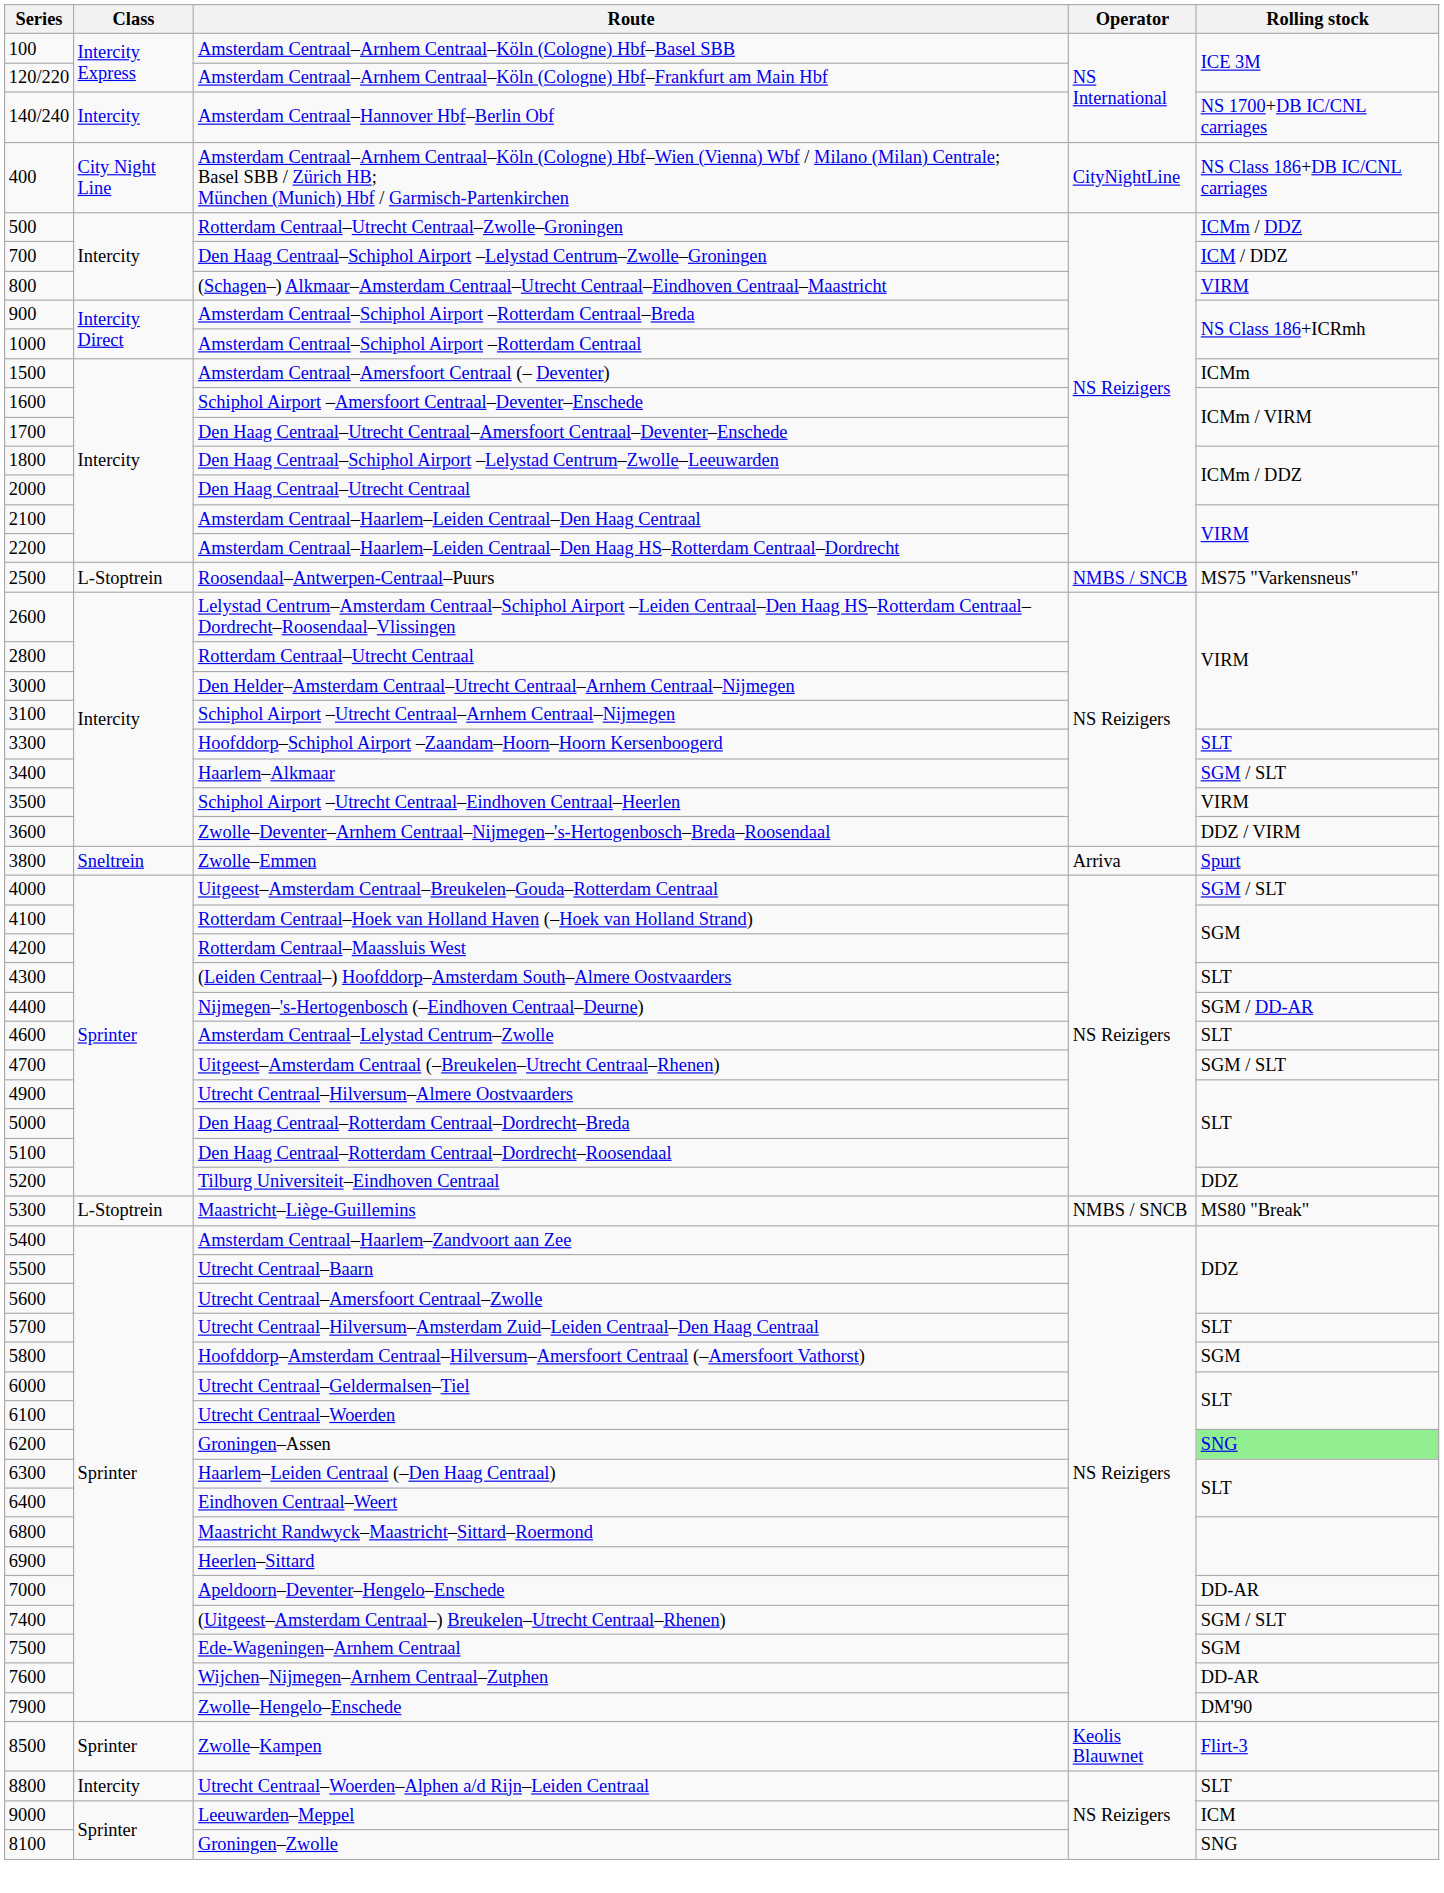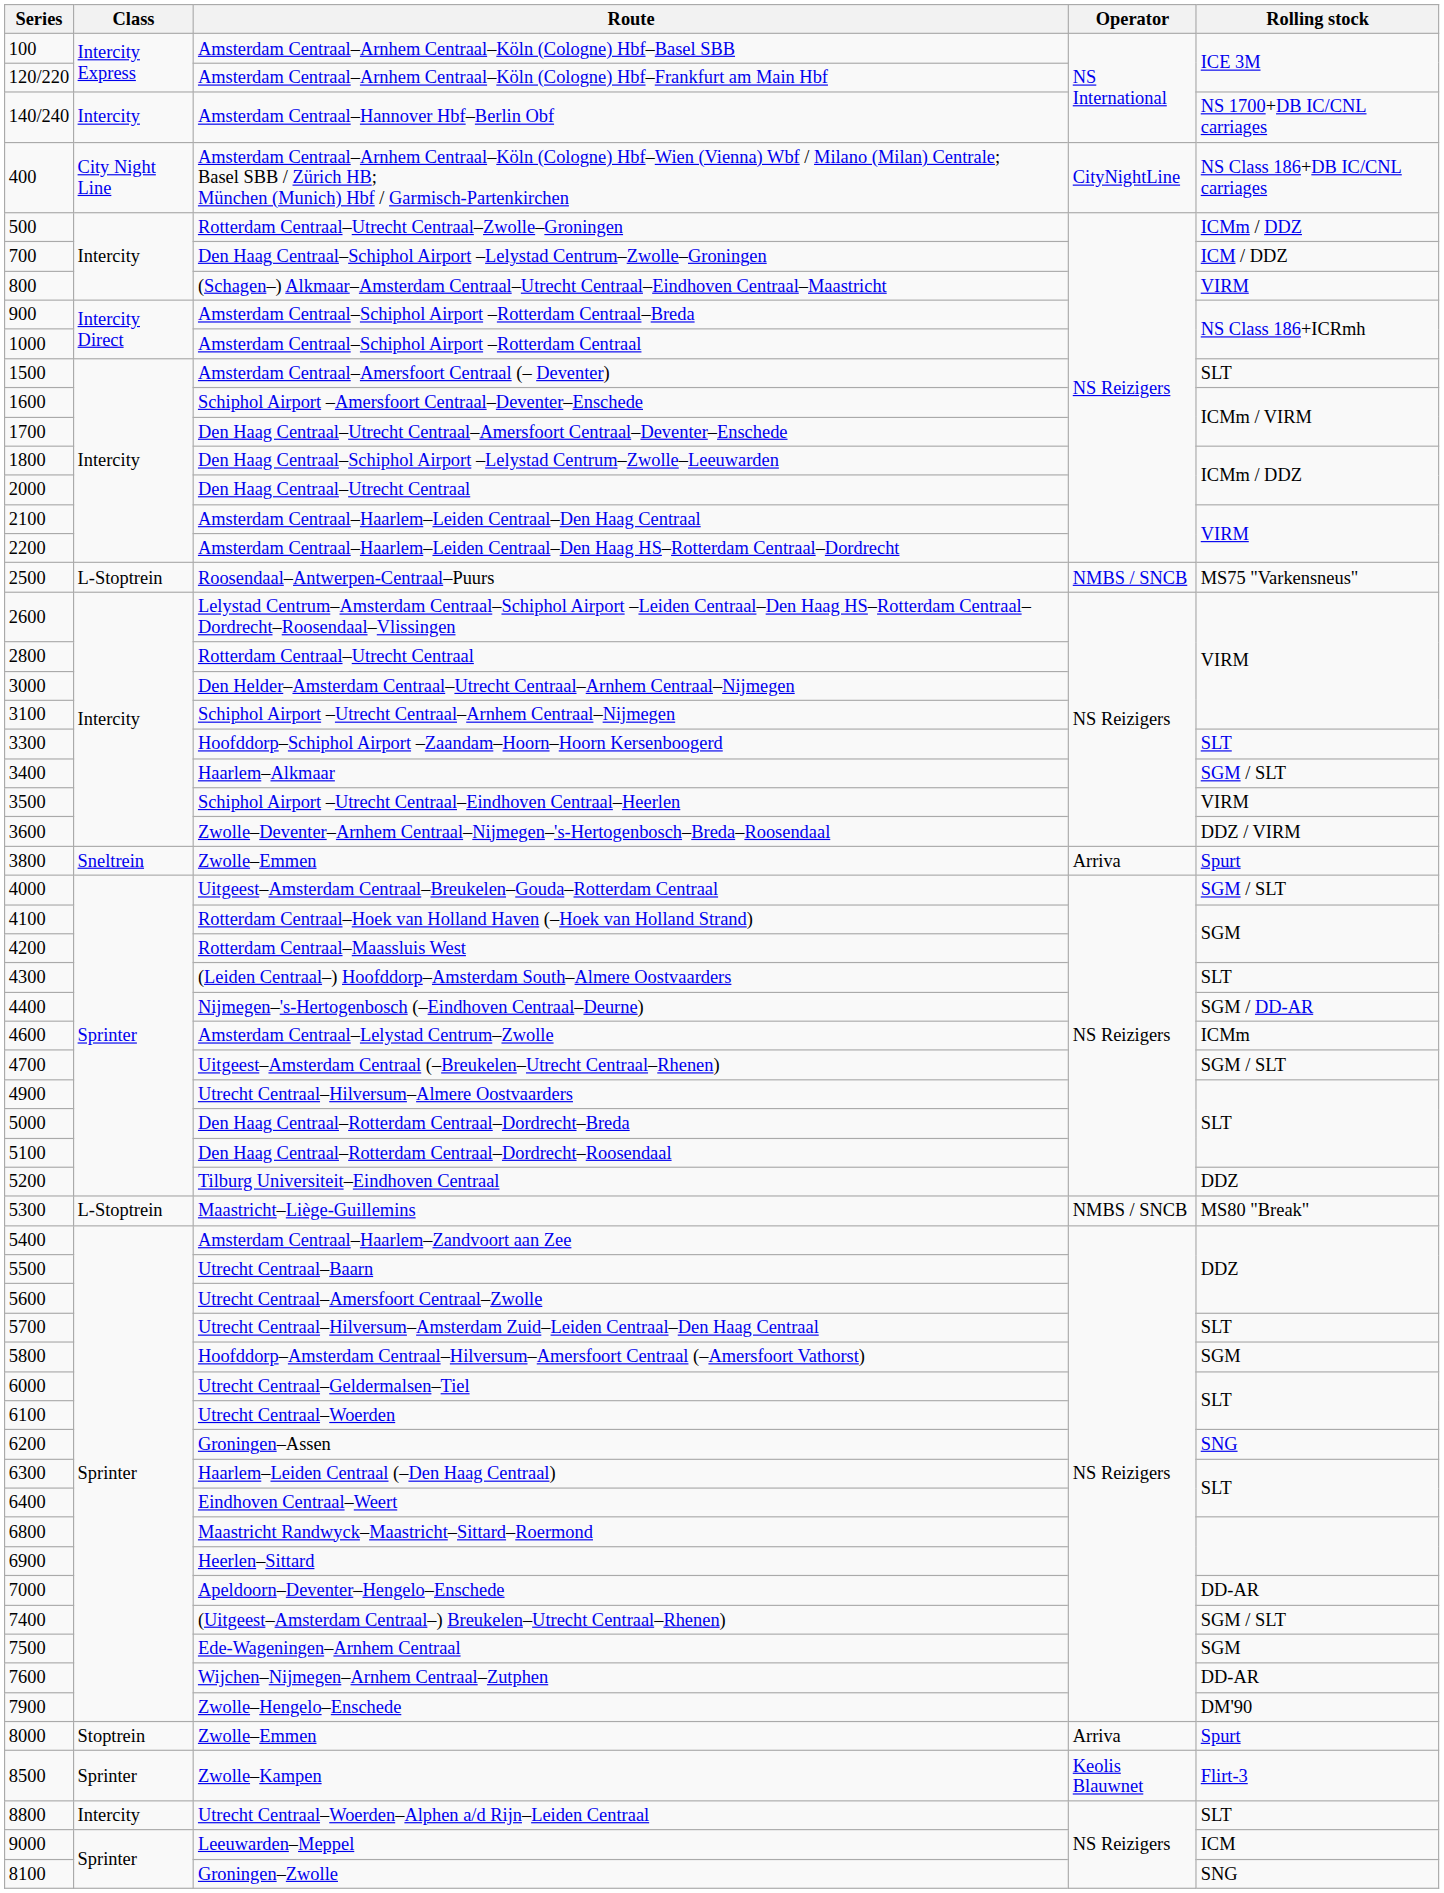(1225, 373) ICMm -> (1216, 373) SLT
(1216, 1035) SLT -> (1225, 1035) ICMm
(1219, 1444) lightgreen background -> (1219, 1444) no background
+ row: (27, 1736)
